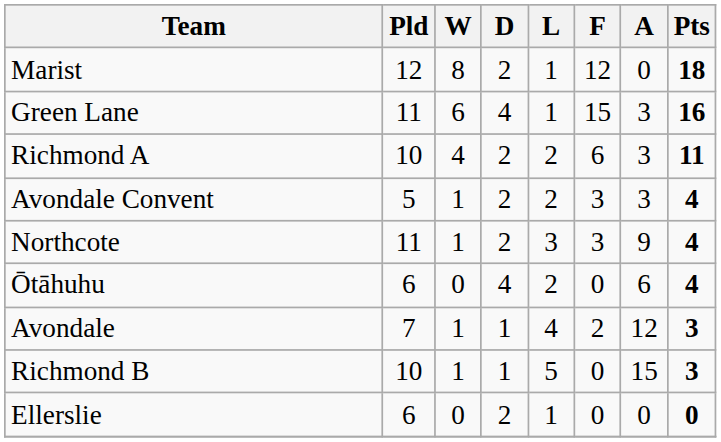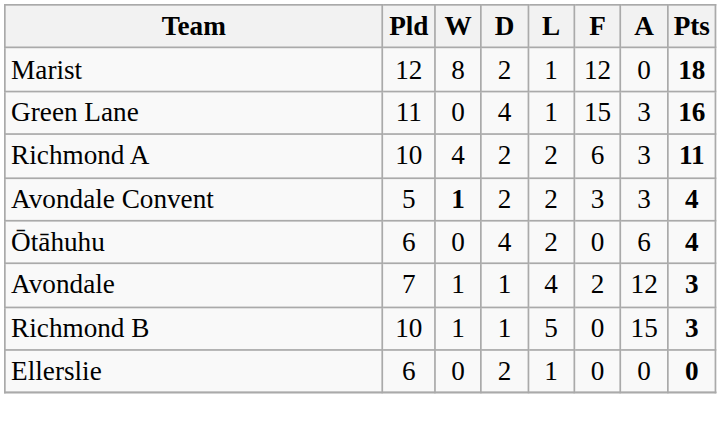(458, 112) 6 -> (458, 112) 0
(458, 198) normal -> (458, 198) bold
- row: (66, 241)
